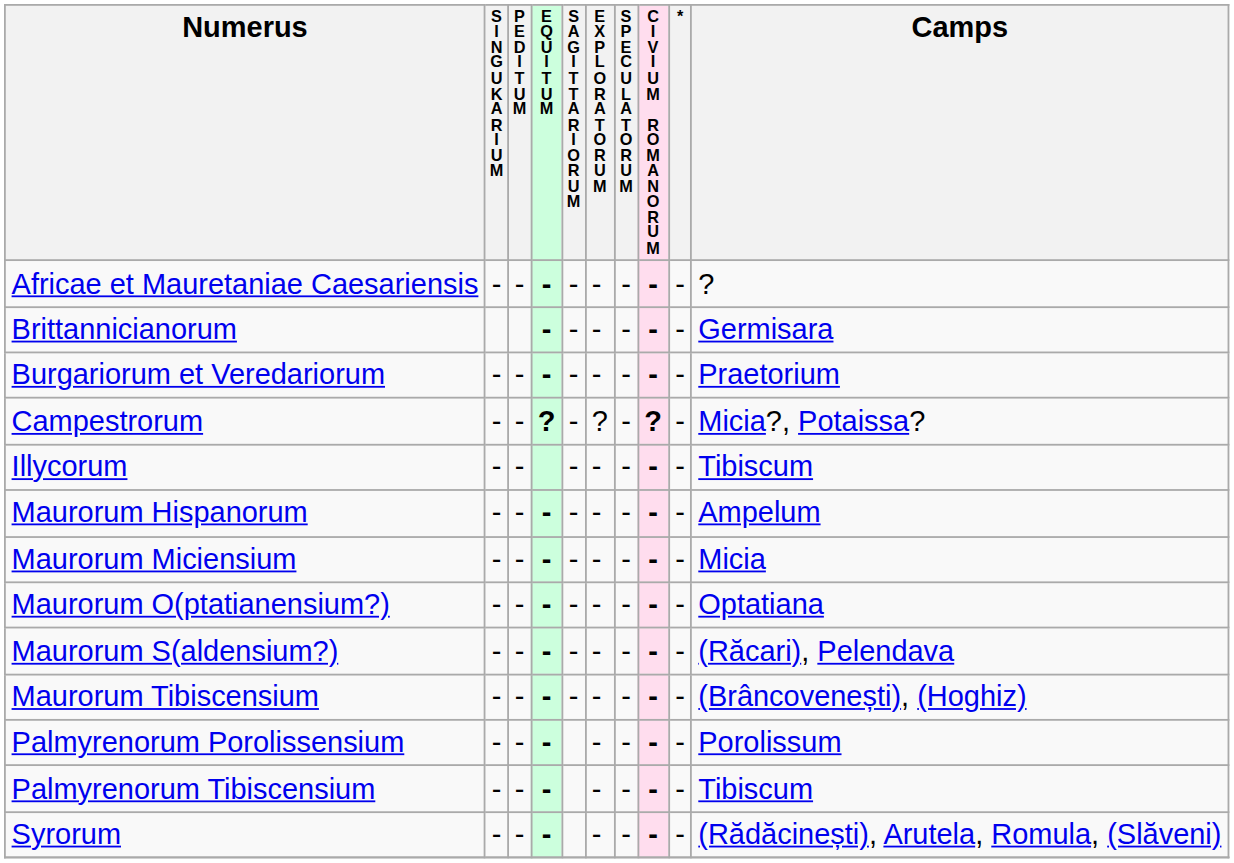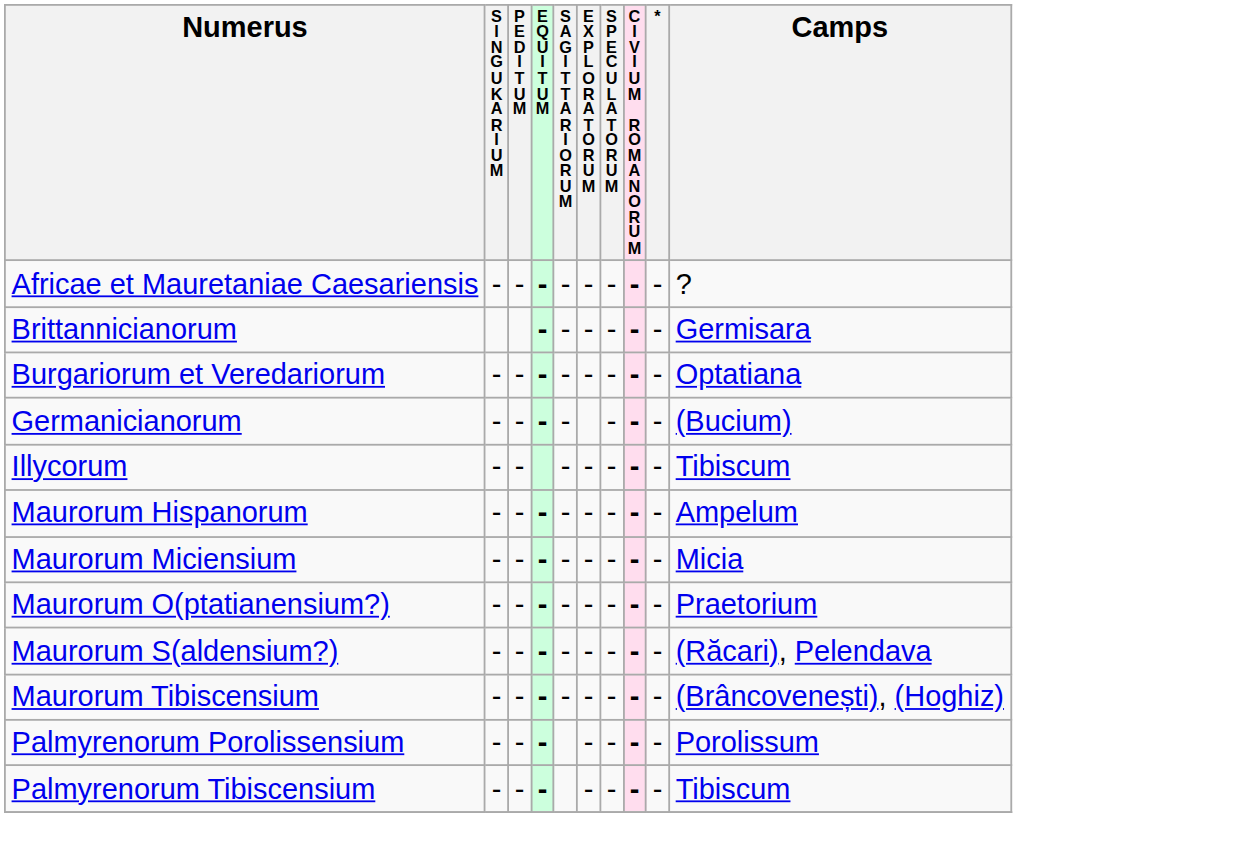(769, 375) Praetorium -> (738, 375) Optatiana
- row: (107, 421)
+ row: (127, 421)
(761, 604) Optatiana -> (746, 604) Praetorium
- row: (66, 834)
